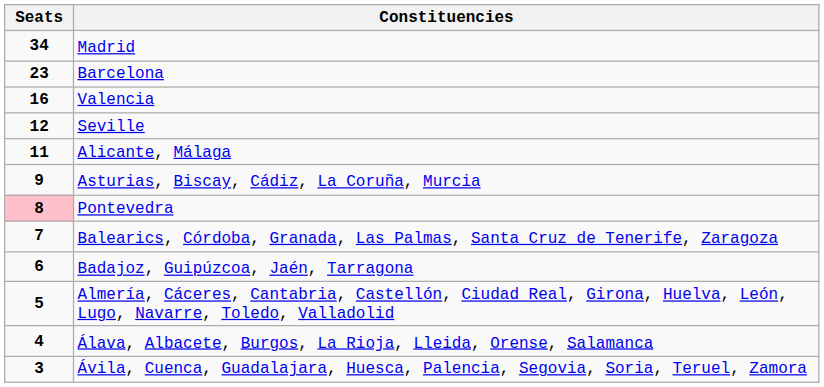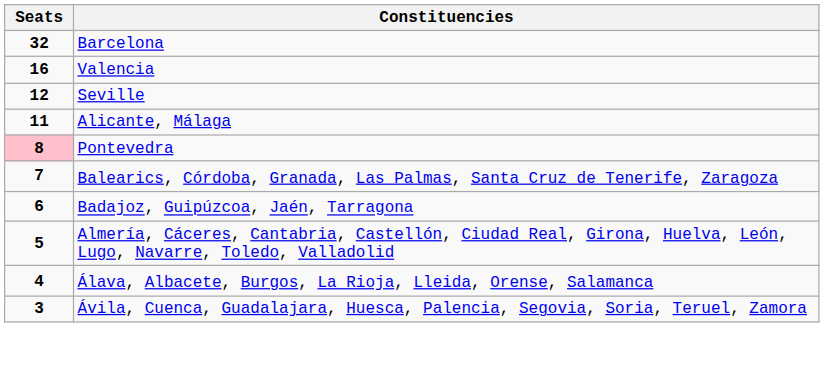- row: (106, 48)
(39, 74) 23 -> (39, 44) 32
- row: (279, 182)
